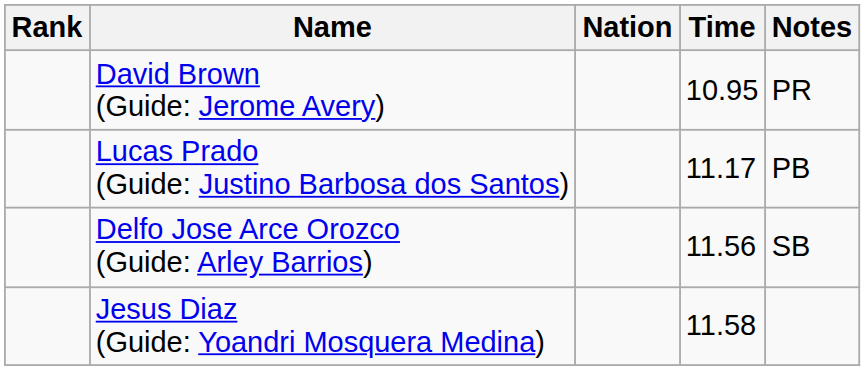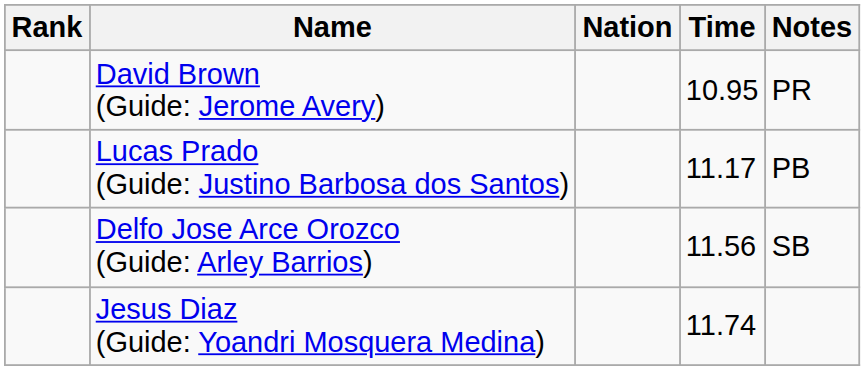(721, 325) 11.58 -> (721, 325) 11.74
